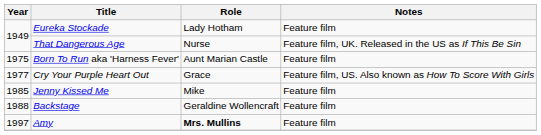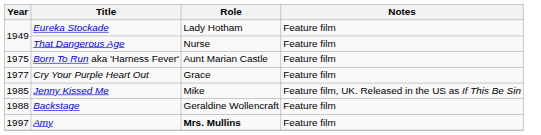(402, 43) Feature film, UK. Released in the US as If This Be Sin -> (309, 43) Feature film
(409, 75) Feature film, US. Also known as How To Score With Girls -> (309, 75) Feature film
(309, 91) Feature film -> (402, 91) Feature film, UK. Released in the US as If This Be Sin
